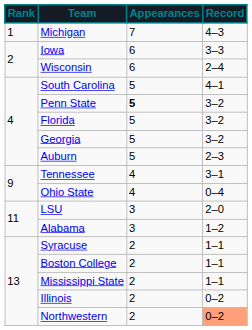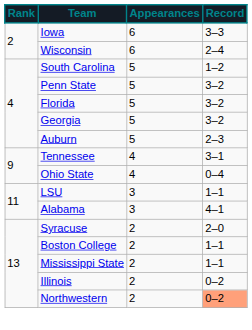- row: (63, 32)
(215, 85) 4–1 -> (215, 68) 1–2
(132, 103) bold -> (132, 85) normal
(215, 210) 2–0 -> (215, 192) 1–1
(215, 227) 1–2 -> (215, 210) 4–1
(215, 245) 1–1 -> (215, 227) 2–0
